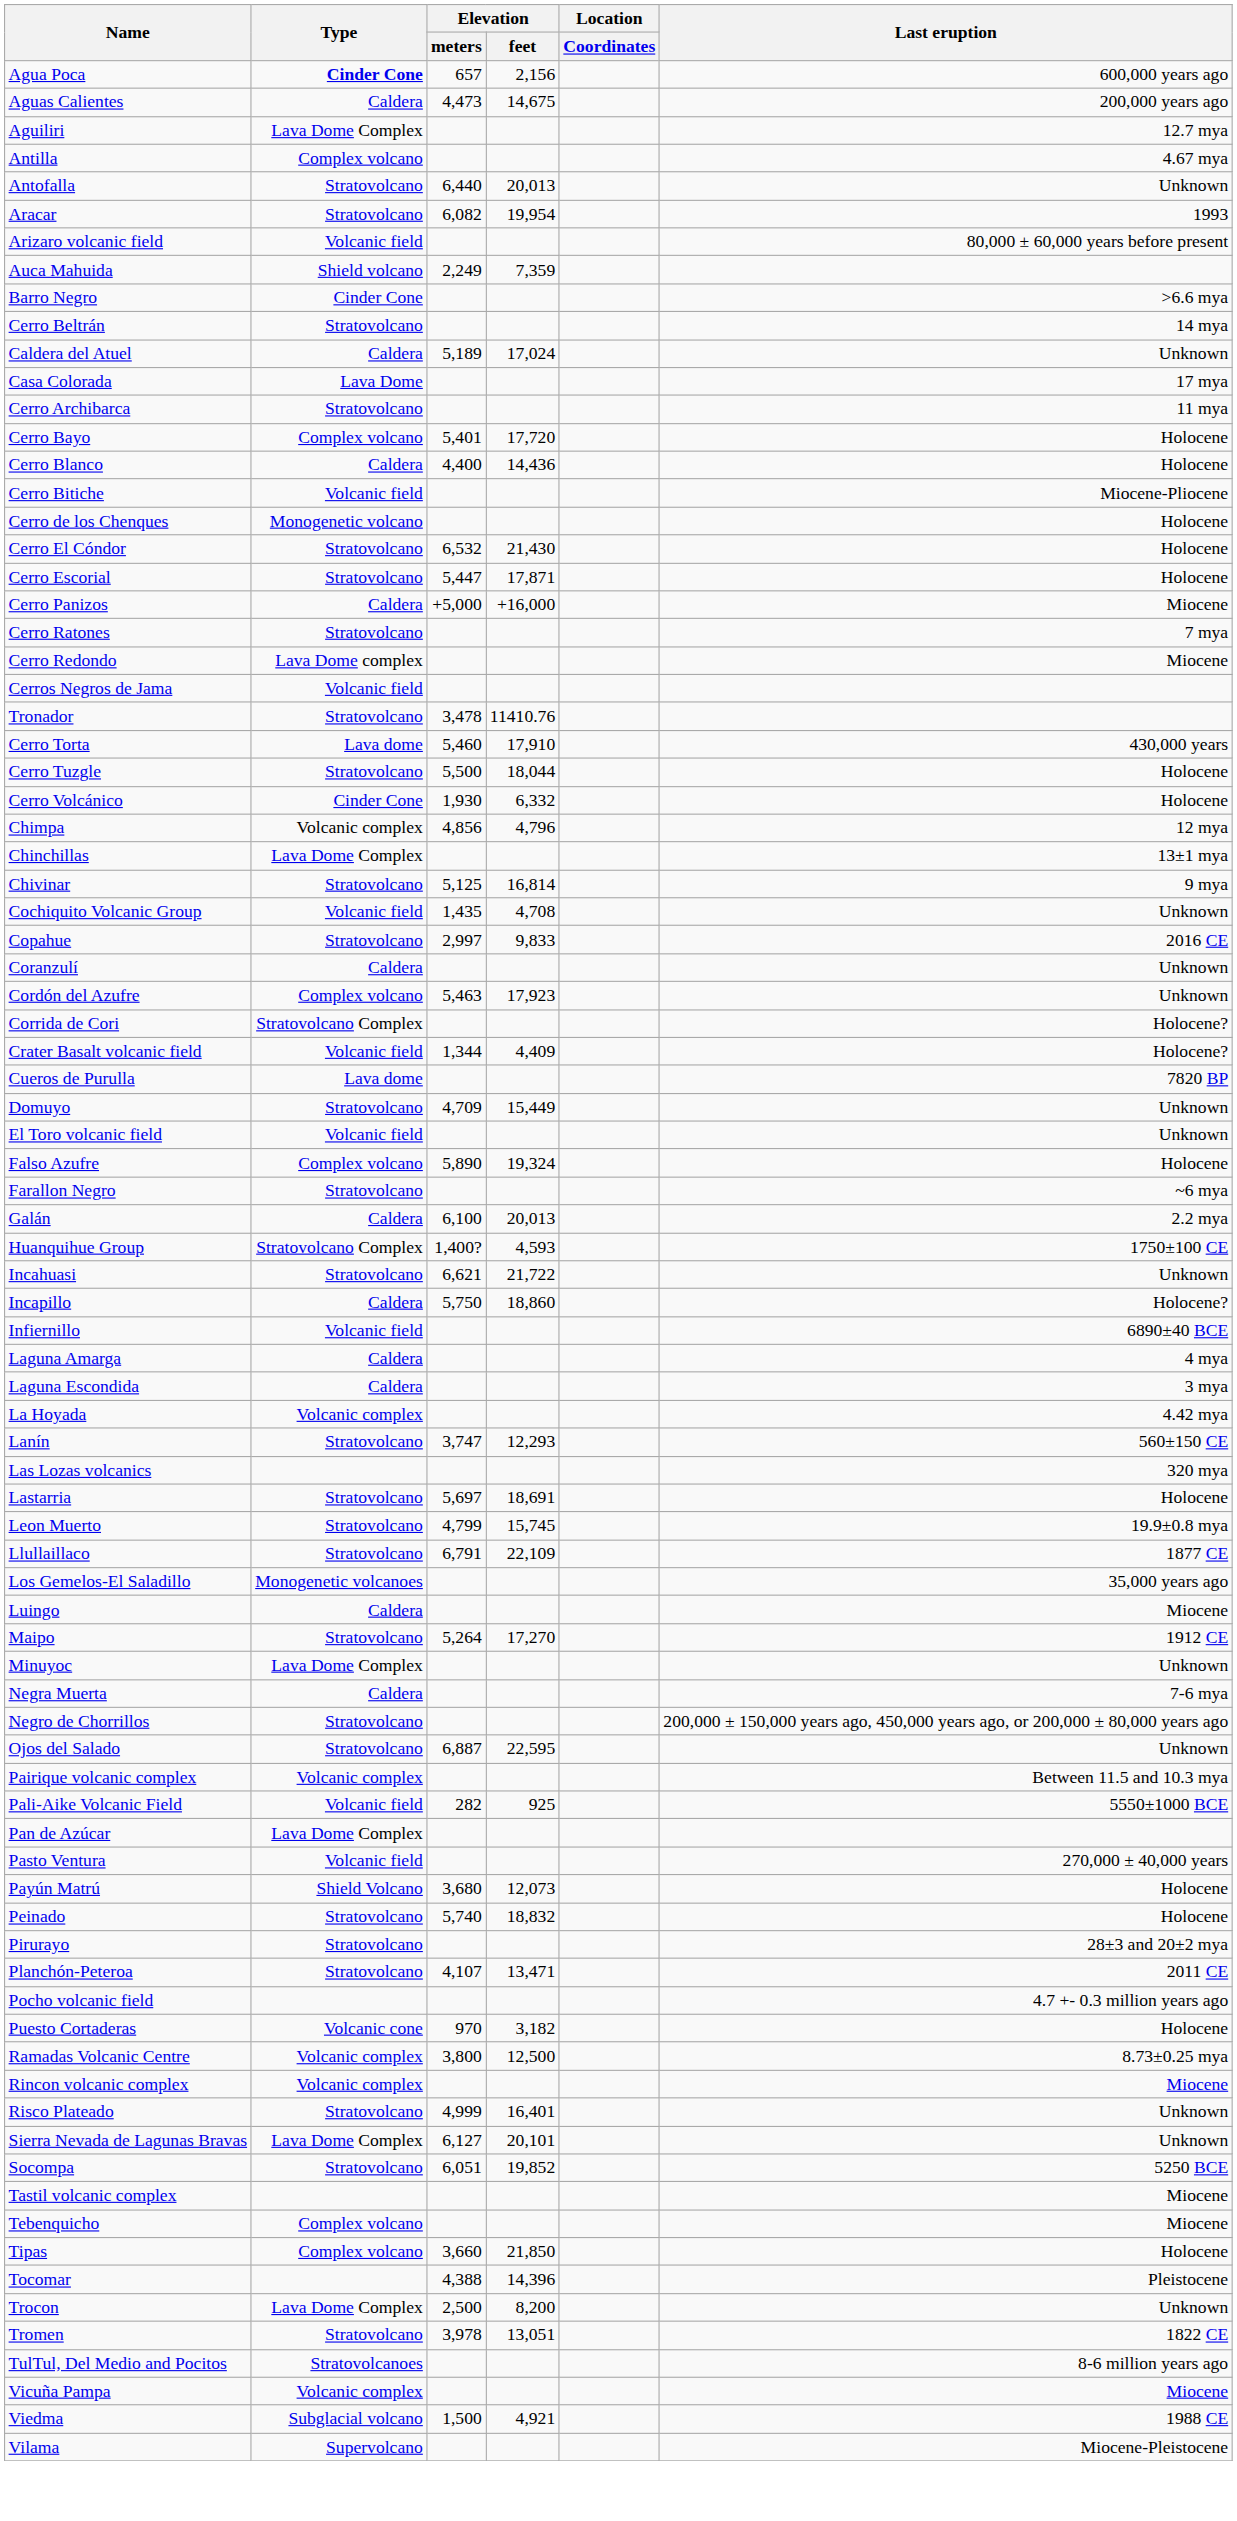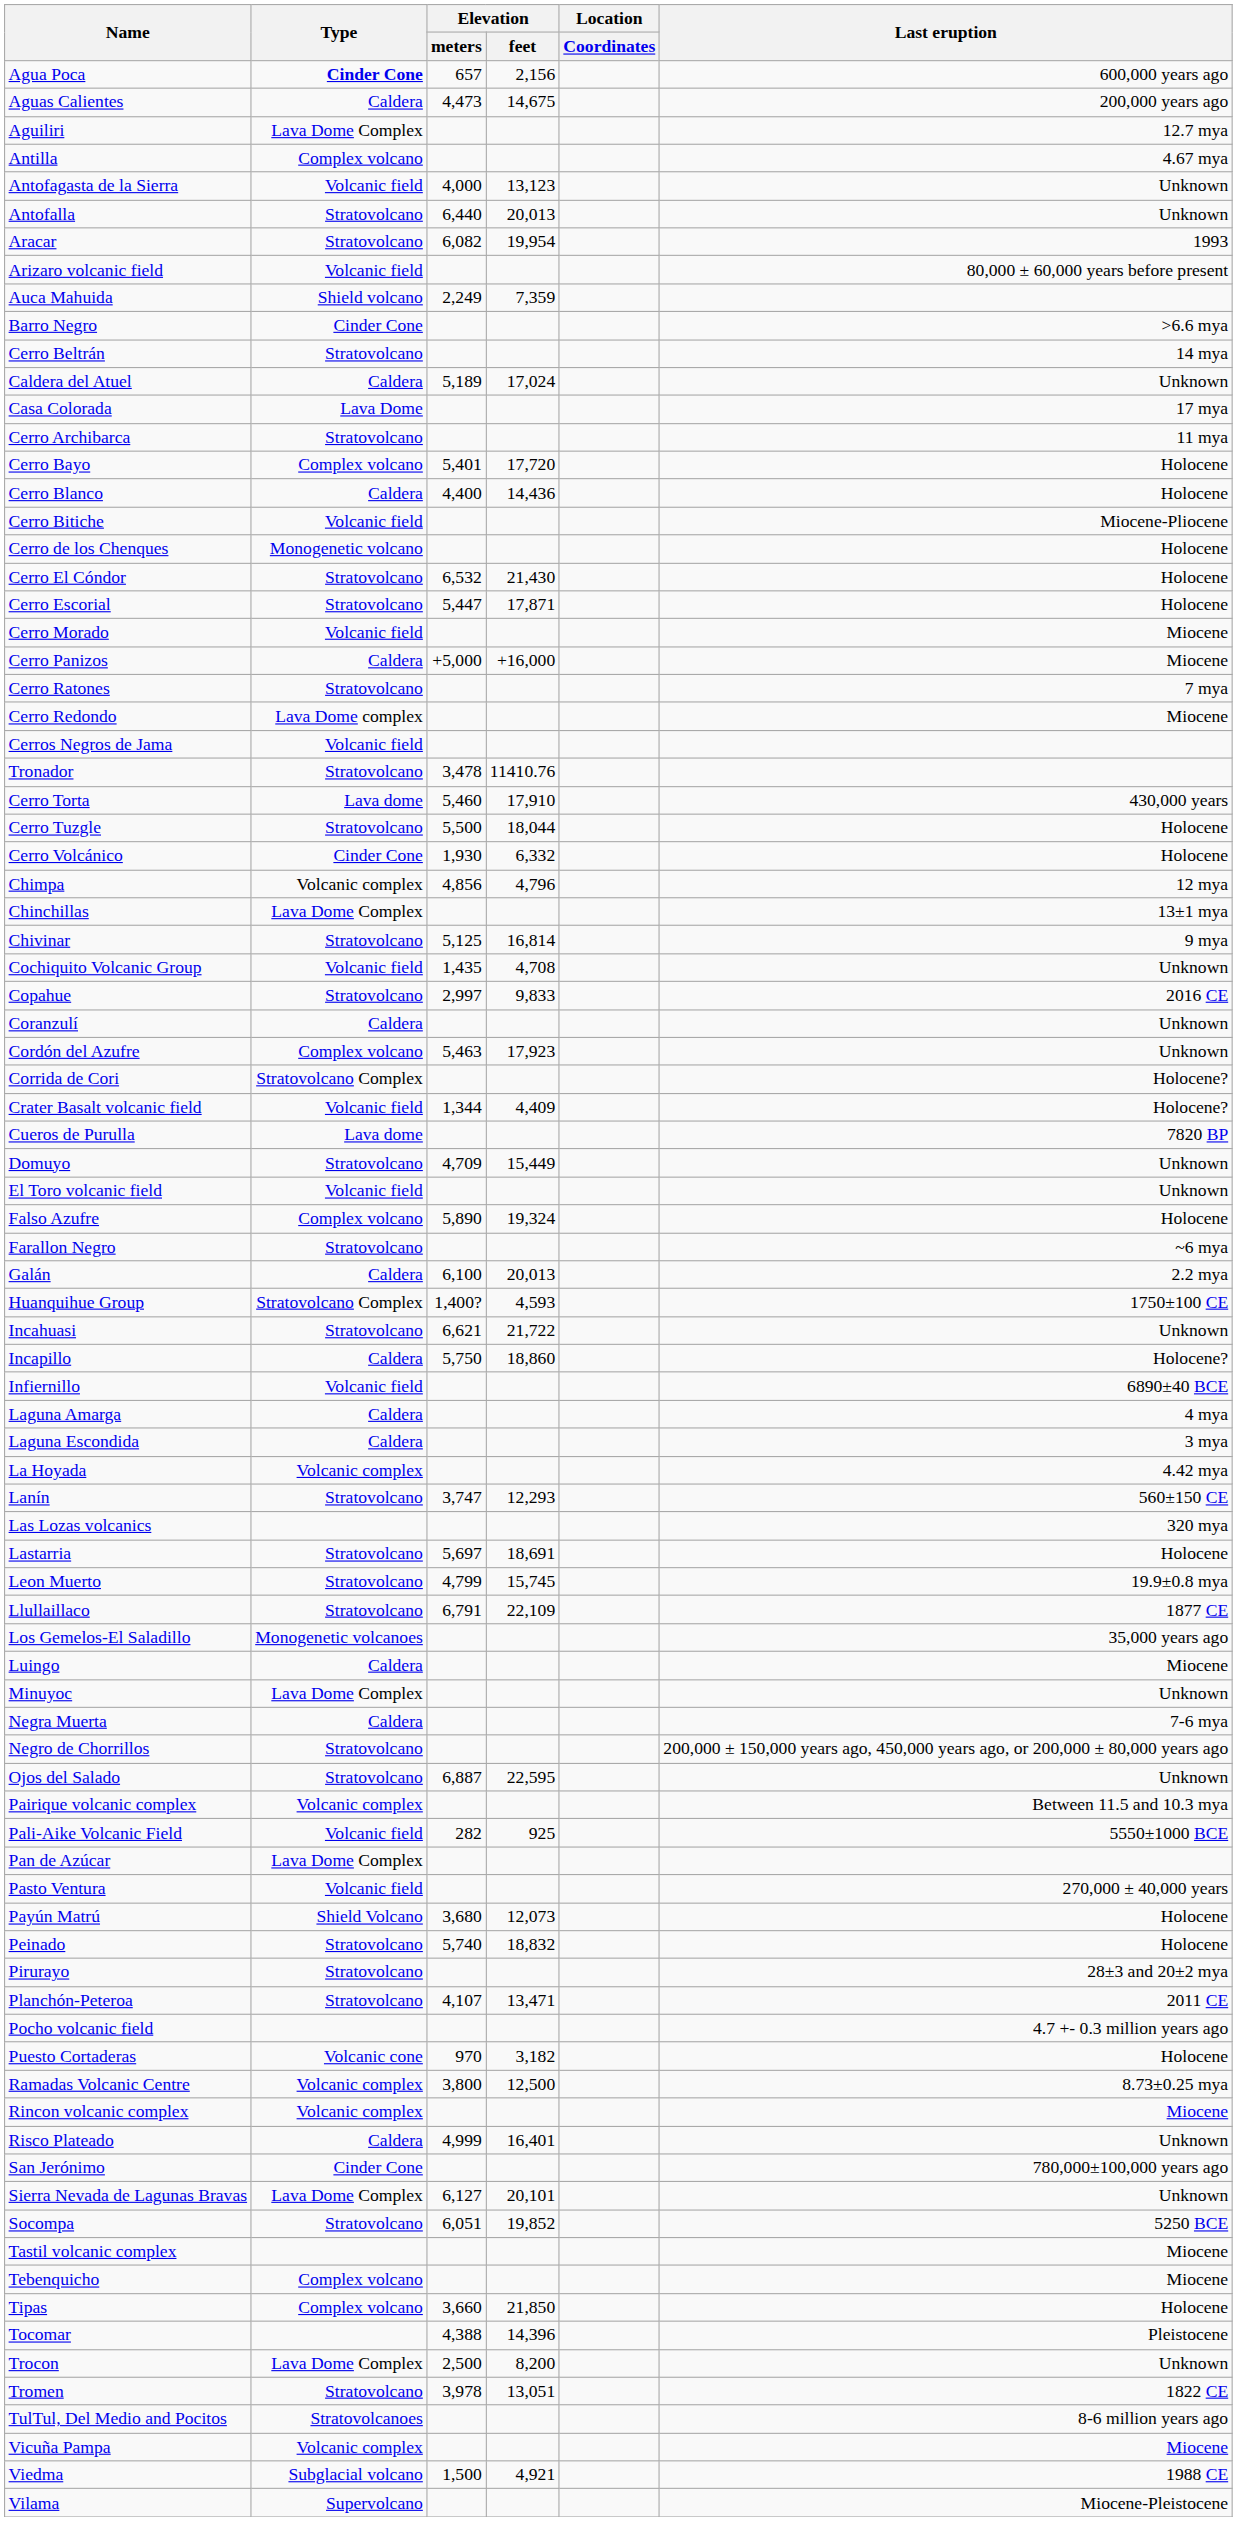+ row: (93, 185)
+ row: (59, 632)
- row: (32, 1637)
(374, 2111) Stratovolcano -> (395, 2139) Caldera
+ row: (57, 2167)
